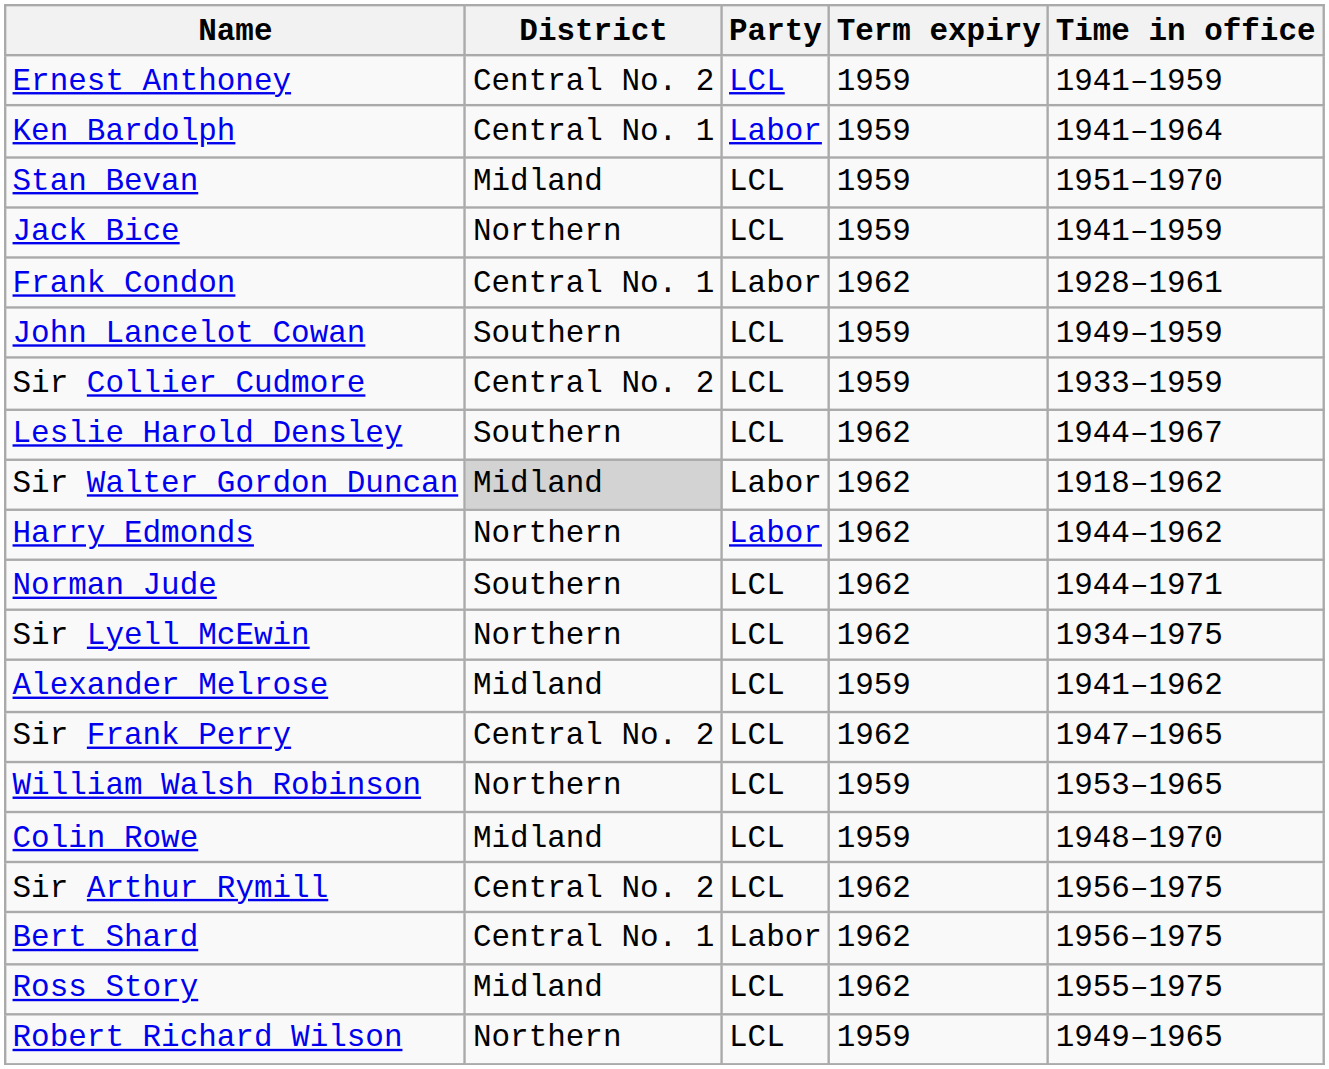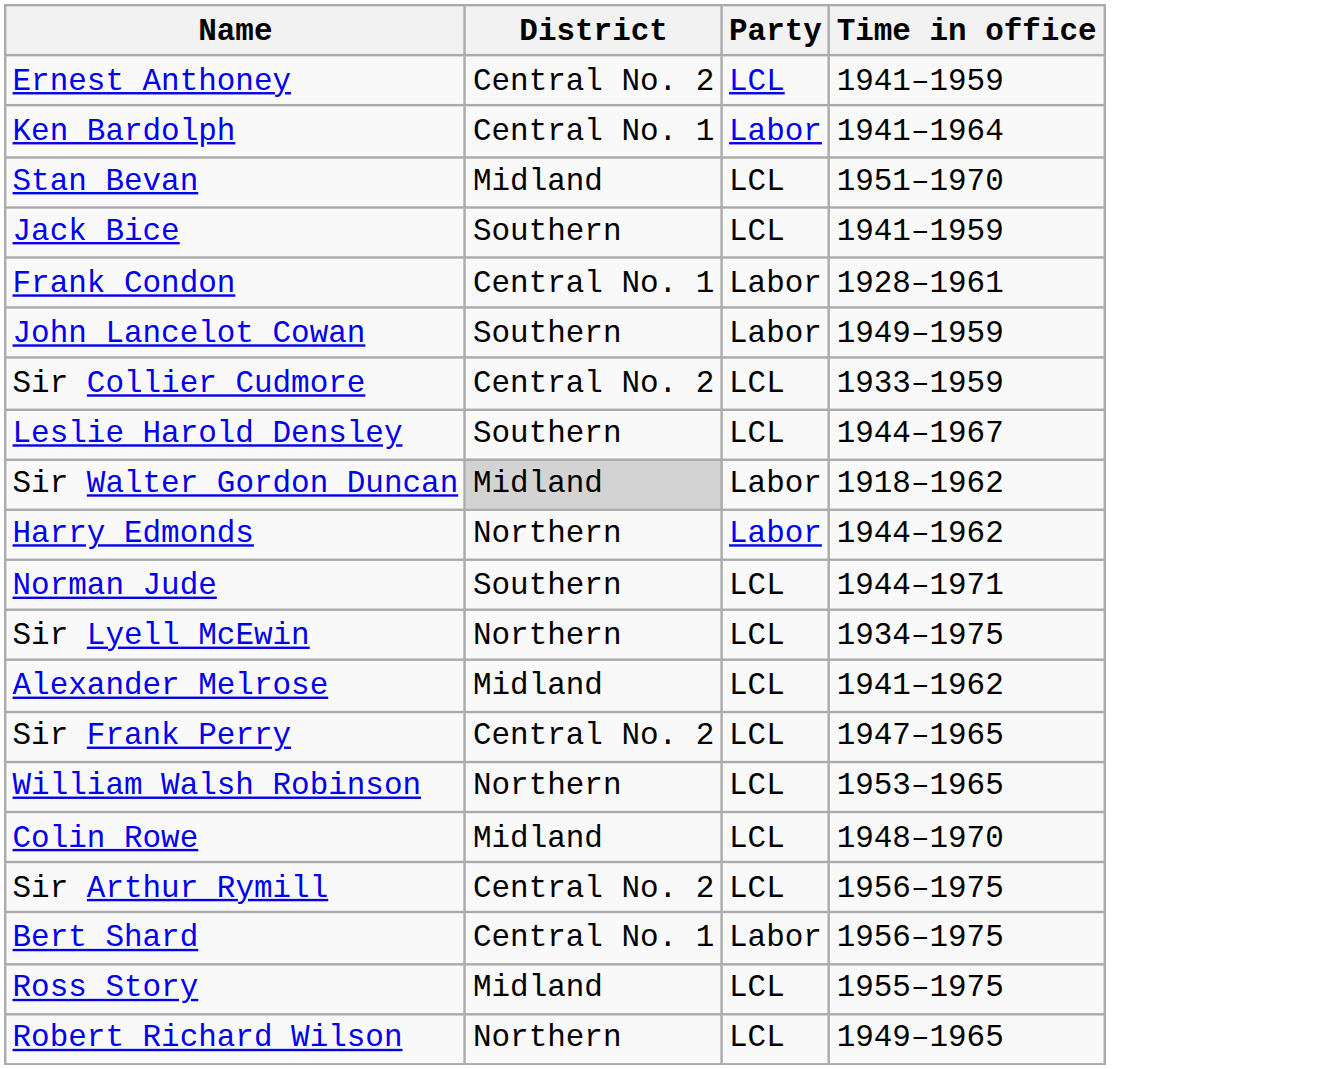- column: (939, 30)
(547, 232) Northern -> (547, 232) Southern
(757, 333) LCL -> (775, 333) Labor
